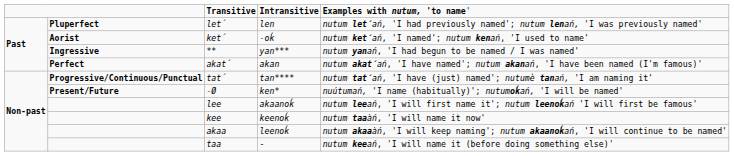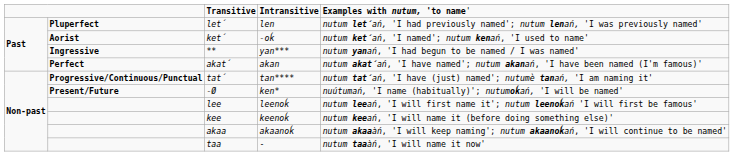(277, 104) akaanoḱ -> (274, 104) leenoḱ
(404, 118) nutum taaàń, 'I will name it now' -> (468, 118) nutum keeań, 'I will name it (before doing something else)'
(274, 131) leenoḱ -> (277, 131) akaanoḱ
(468, 144) nutum keeań, 'I will name it (before doing something else)' -> (404, 144) nutum taaàń, 'I will name it now'
